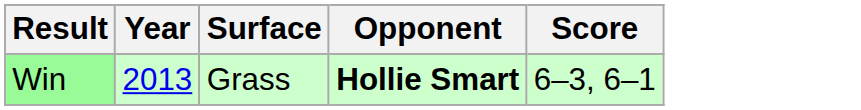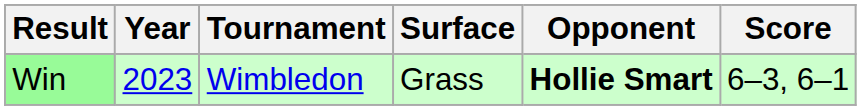+ column: (296, 29)
(157, 79) 2013 -> (157, 79) 2023
